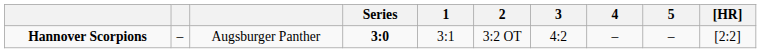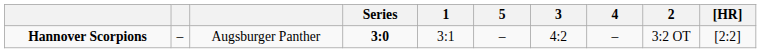columns swapped: (502, 15) <-> (671, 15)
